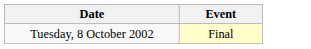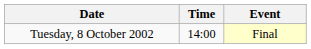+ column: (202, 14)
